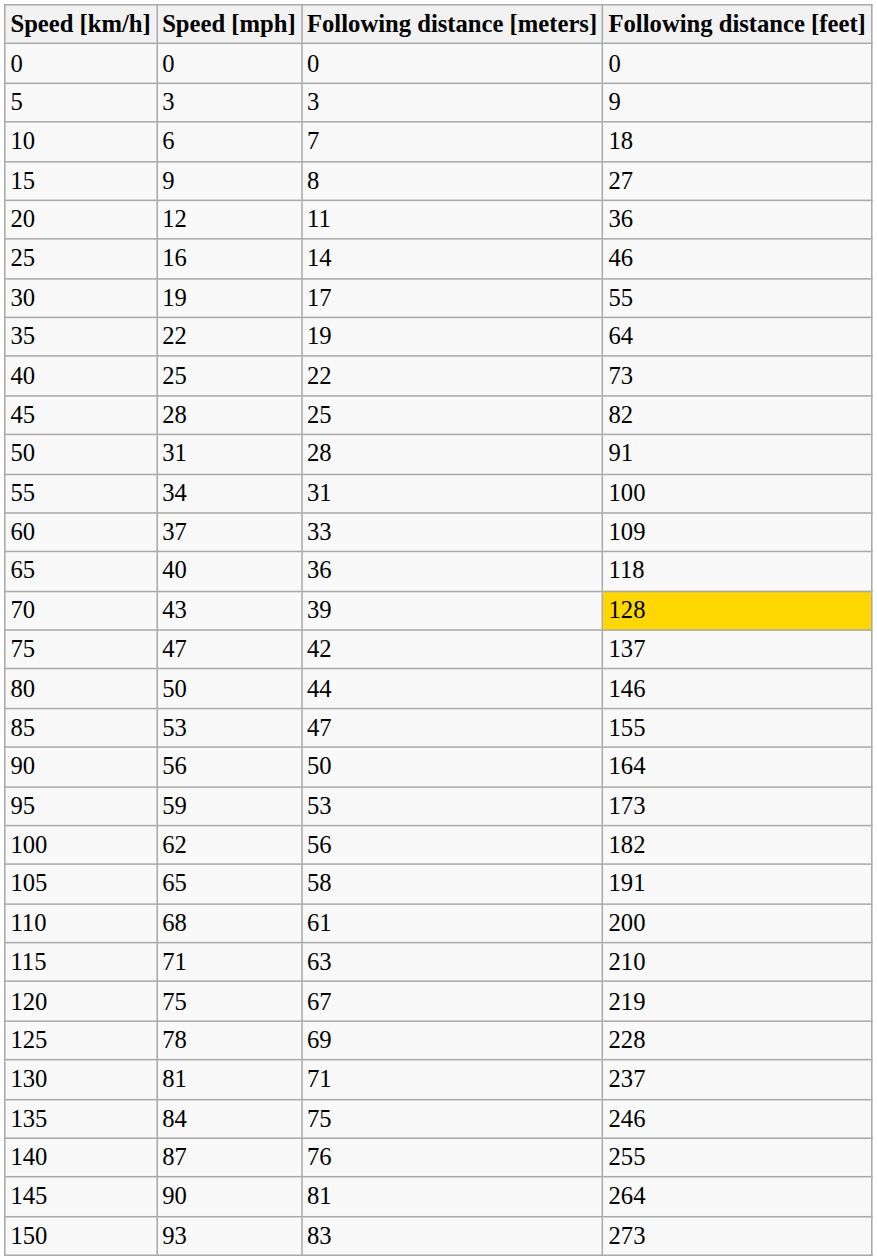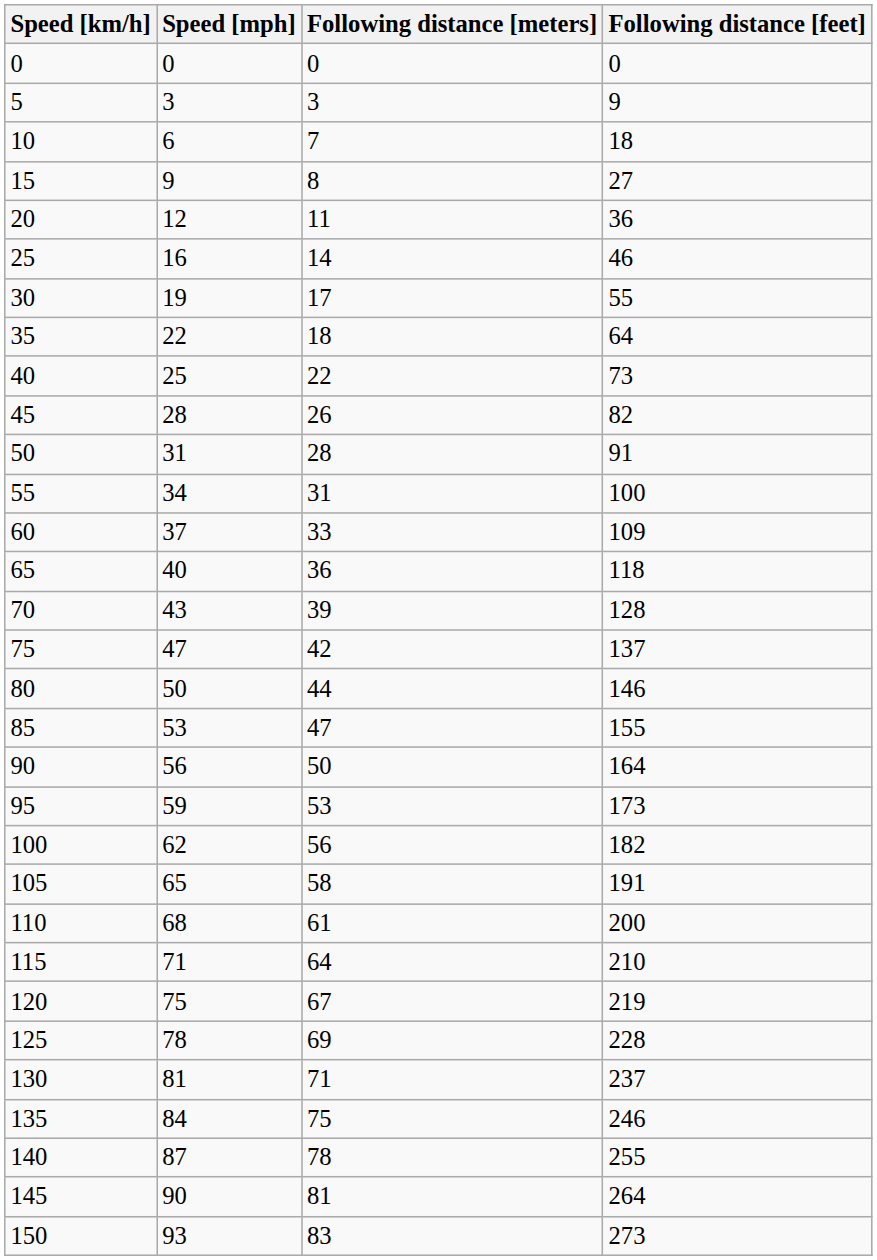(319, 336) 19 -> (319, 336) 18
(319, 414) 25 -> (319, 414) 26
(627, 610) gold background -> (627, 610) no background
(319, 961) 63 -> (319, 961) 64
(319, 1157) 76 -> (319, 1157) 78
